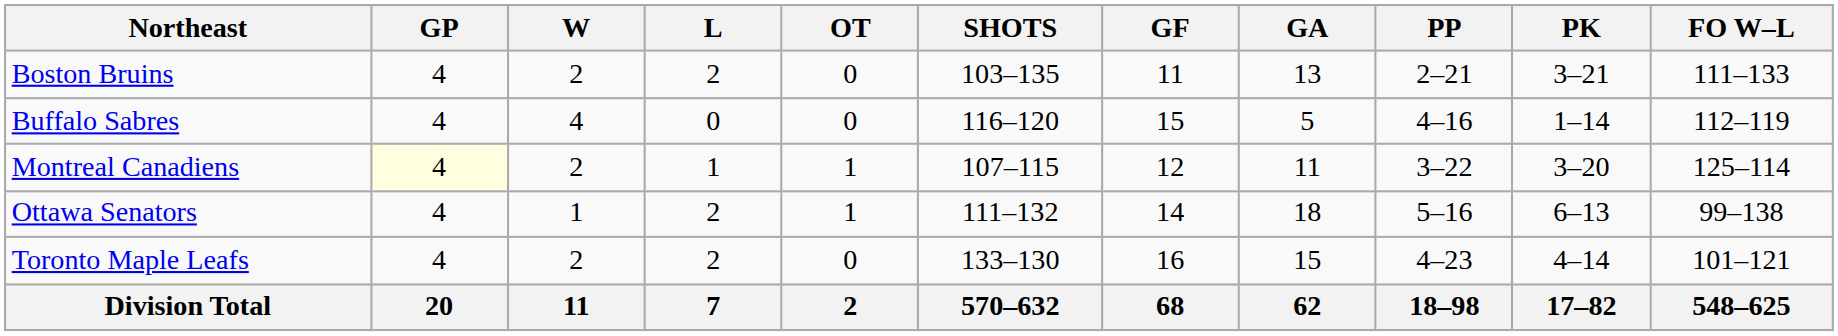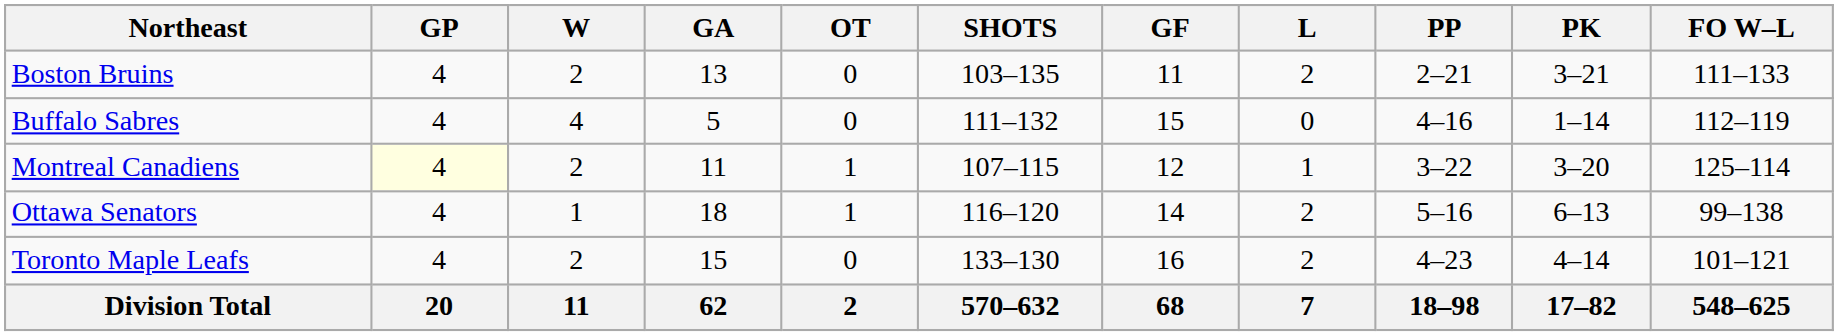columns swapped: (713, 27) <-> (1307, 27)
(1010, 120) 116–120 -> (1010, 120) 111–132
(1010, 213) 111–132 -> (1010, 213) 116–120
